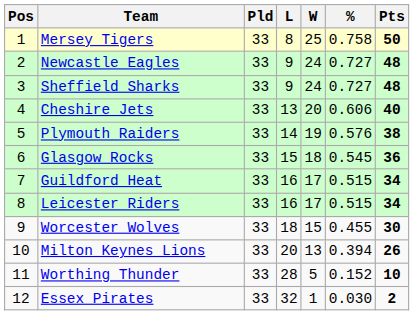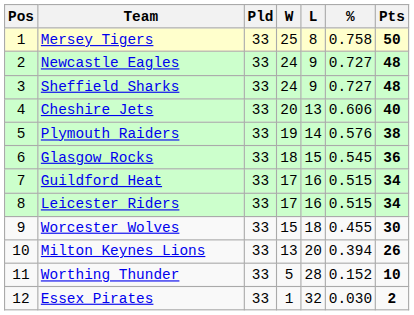columns swapped: (313, 16) <-> (289, 16)
